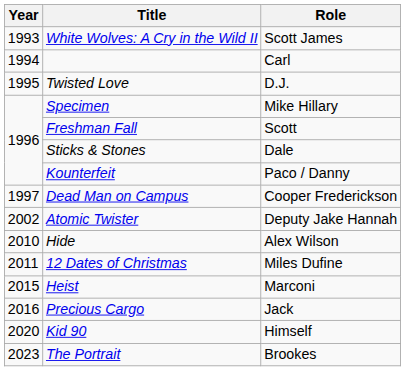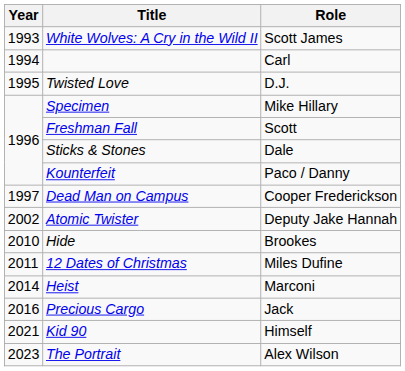(301, 241) Alex Wilson -> (290, 241) Brookes
(24, 286) 2015 -> (24, 286) 2014
(24, 331) 2020 -> (24, 331) 2021
(290, 354) Brookes -> (301, 354) Alex Wilson
